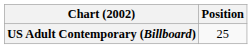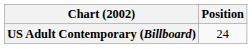(223, 33) 25 -> (223, 33) 24
